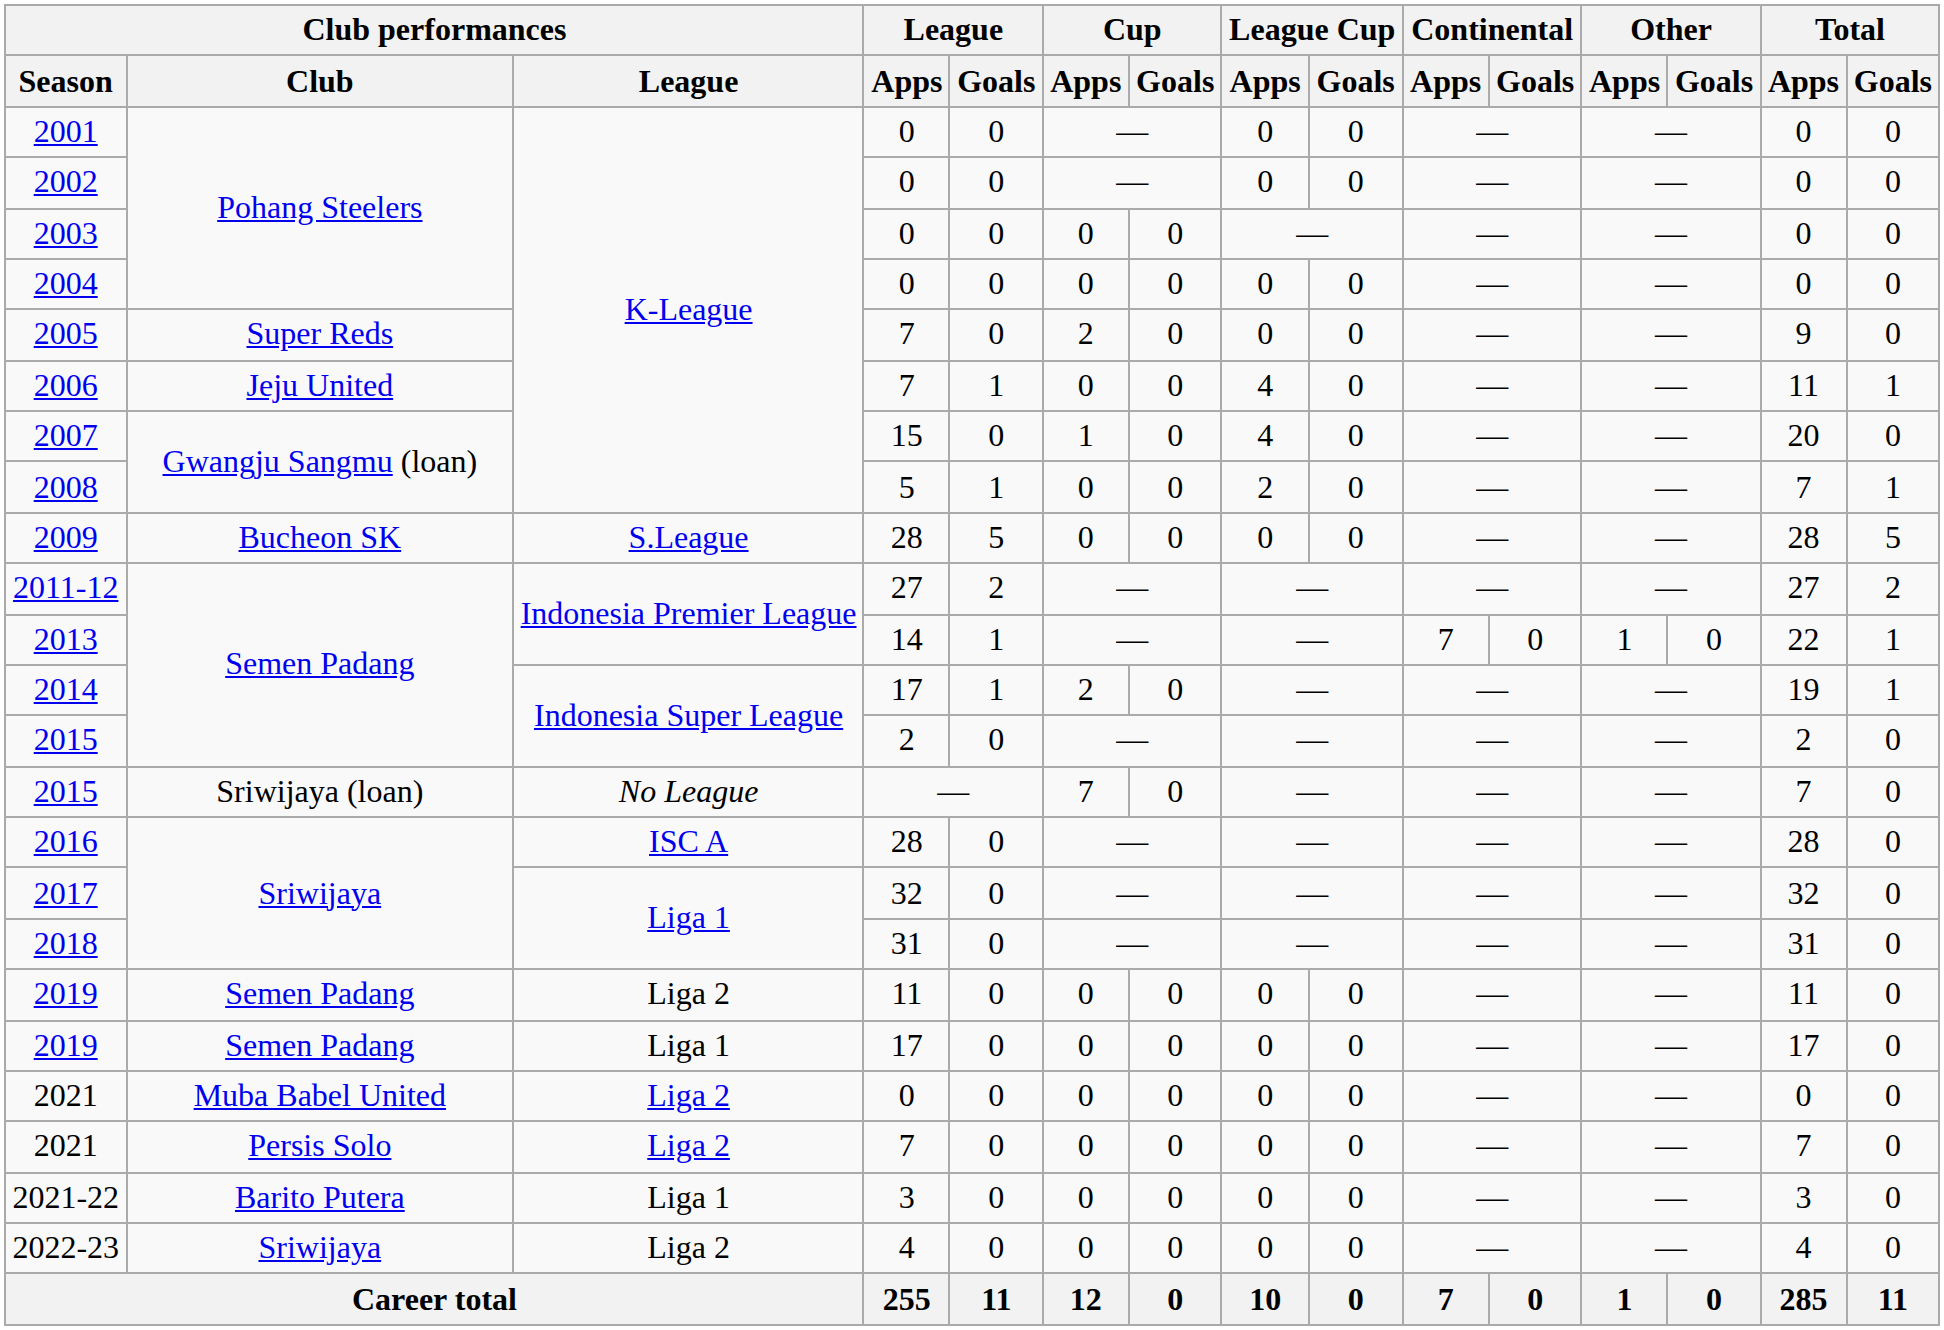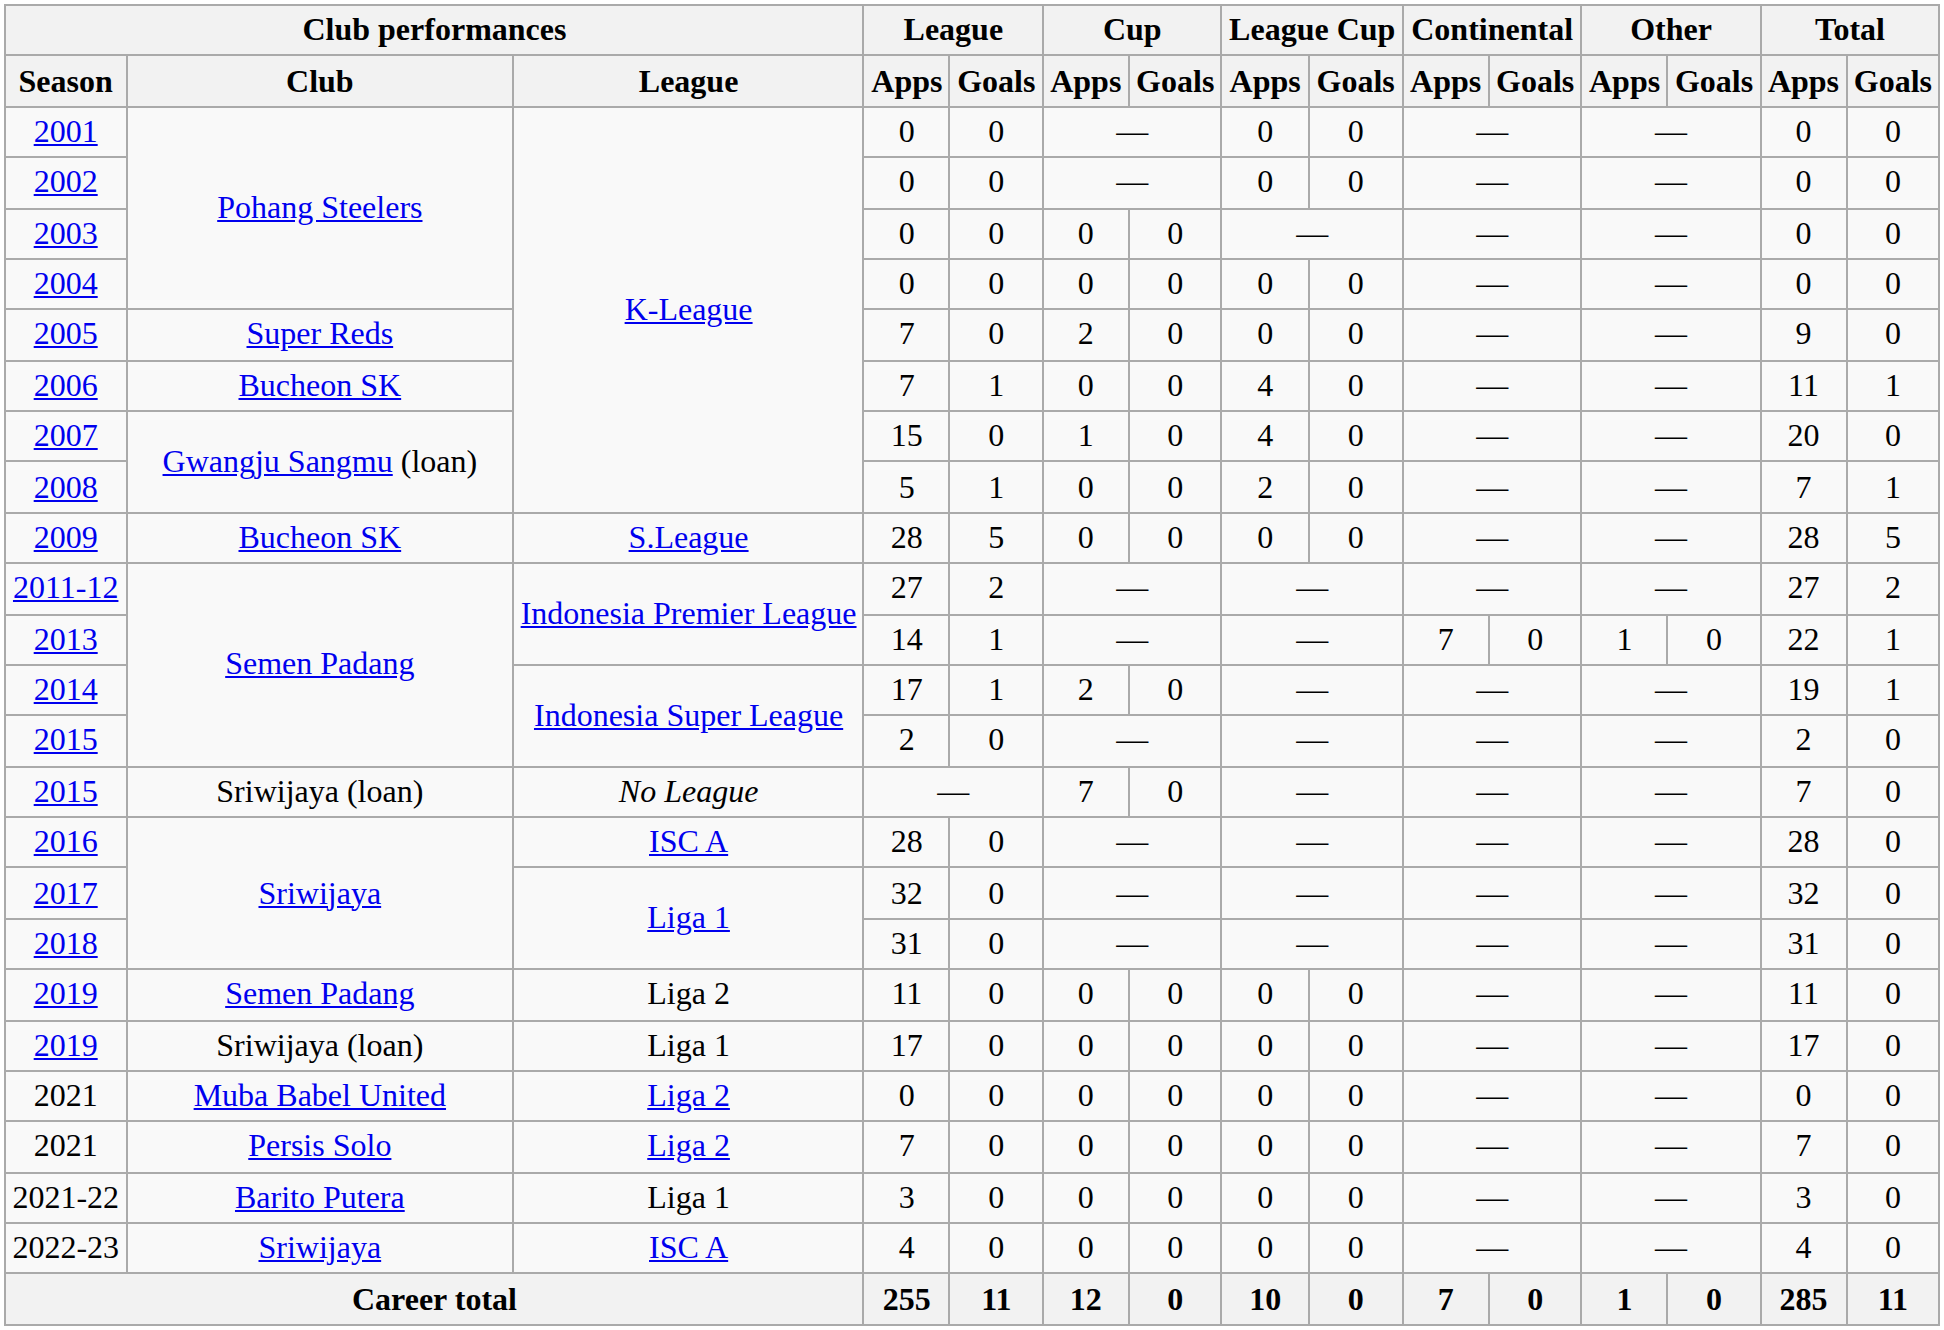(320, 385) Jeju United -> (320, 385) Bucheon SK
(320, 1044) Semen Padang -> (320, 1044) Sriwijaya (loan)
(689, 1247) Liga 2 -> (689, 1247) ISC A
